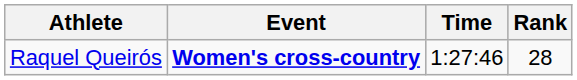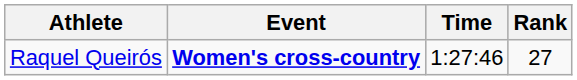(540, 57) 28 -> (540, 57) 27
